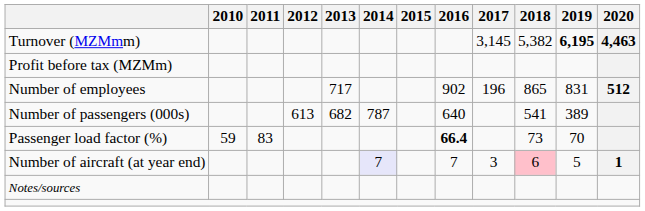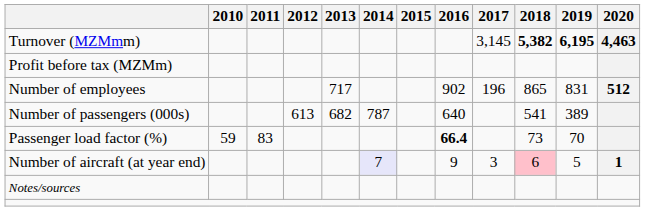(535, 41) normal -> (535, 41) bold
(454, 162) 7 -> (454, 162) 9
